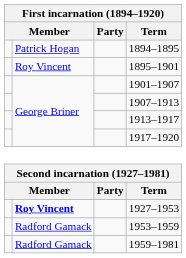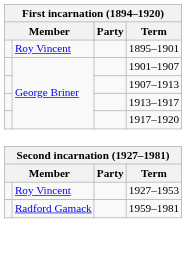- row: (154, 48)
(44, 208) bold -> (43, 191) normal
- row: (154, 226)
